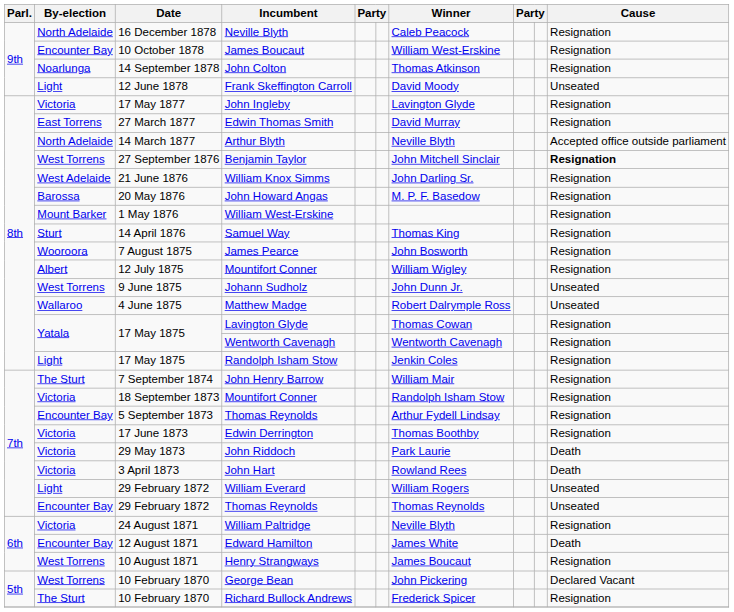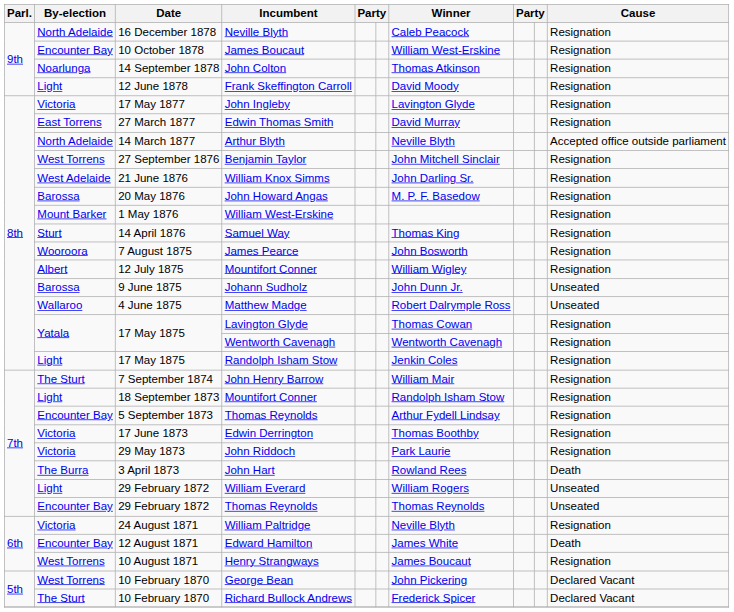(575, 86) Unseated -> (580, 86) Resignation
(583, 159) bold -> (580, 159) normal
(71, 287) West Torrens -> (58, 287) Barossa
(56, 397) Victoria -> (50, 397) Light
(565, 452) Death -> (580, 452) Resignation
(56, 470) Victoria -> (63, 470) The Burra
(580, 598) Resignation -> (592, 598) Declared Vacant
